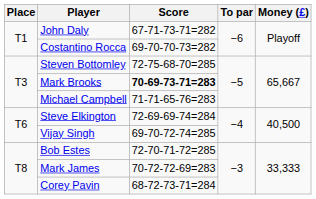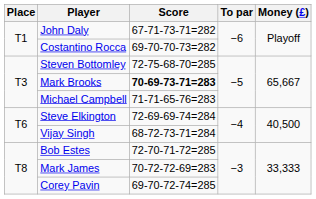(174, 133) 69-70-72-74=285 -> (174, 133) 68-72-73-71=284
(174, 185) 68-72-73-71=284 -> (174, 185) 69-70-72-74=285
